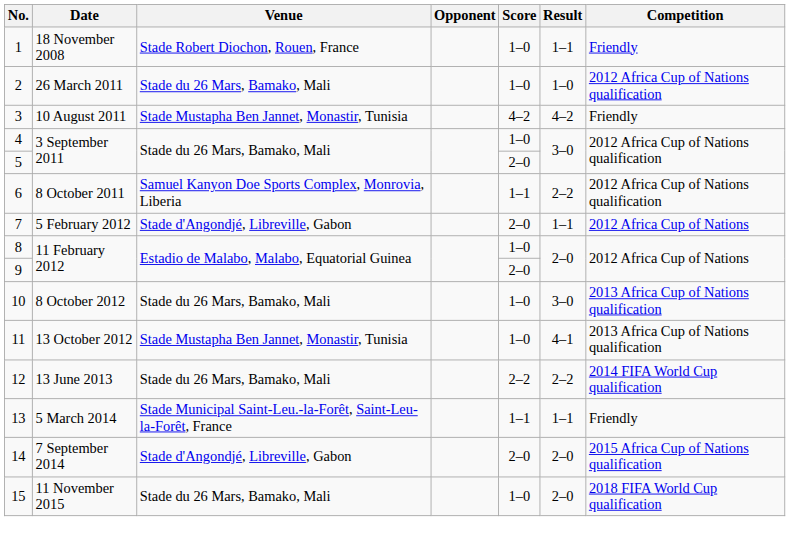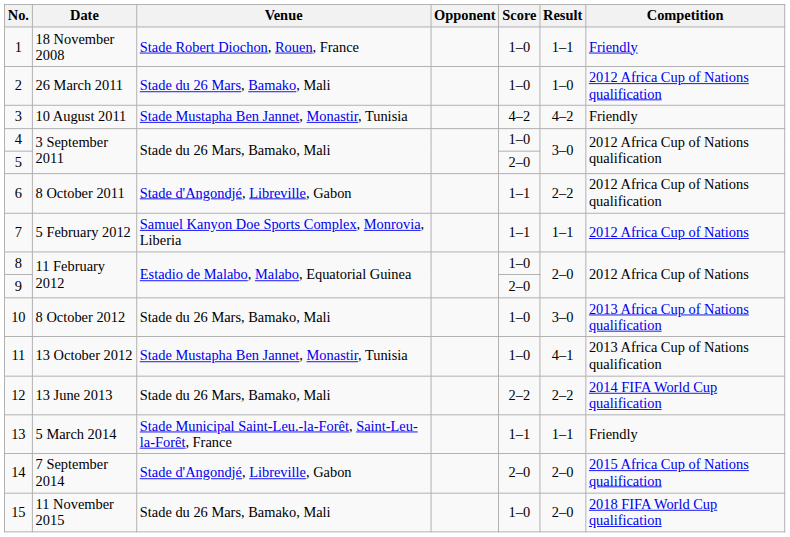(282, 193) Samuel Kanyon Doe Sports Complex, Monrovia, Liberia -> (246, 193) Stade d'Angondjé, Libreville, Gabon
(246, 224) Stade d'Angondjé, Libreville, Gabon -> (282, 232) Samuel Kanyon Doe Sports Complex, Monrovia, Liberia
(519, 224) 2–0 -> (519, 232) 1–1
